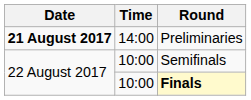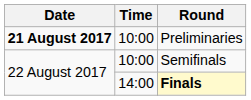(136, 38) 14:00 -> (136, 38) 10:00
(136, 83) 10:00 -> (136, 83) 14:00
